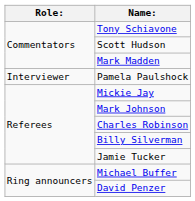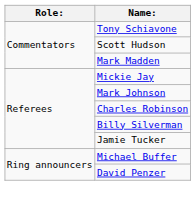- row: (143, 77)
